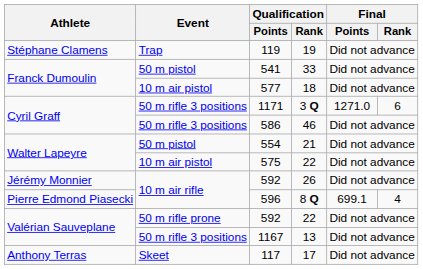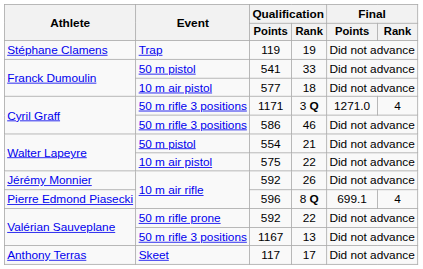(397, 106) 6 -> (397, 106) 4
